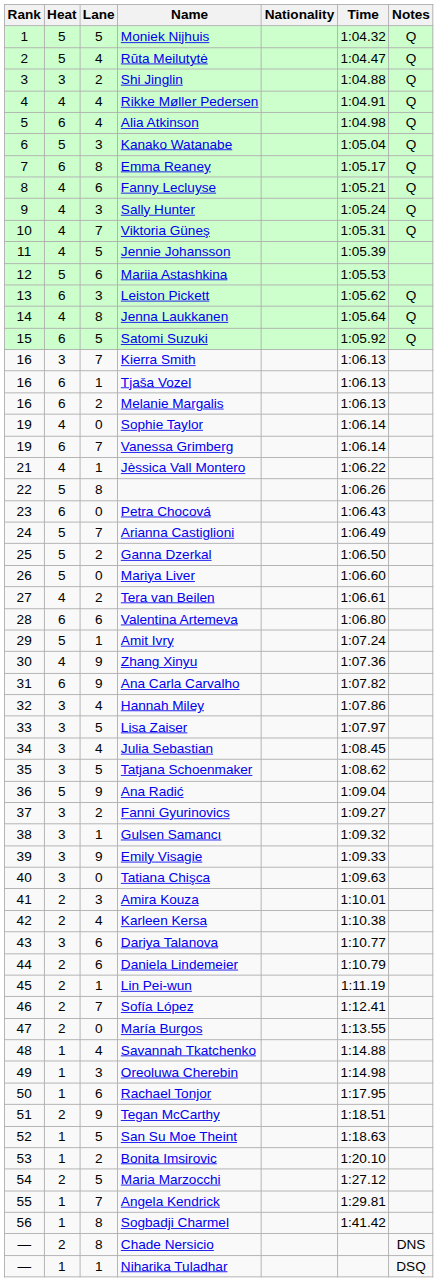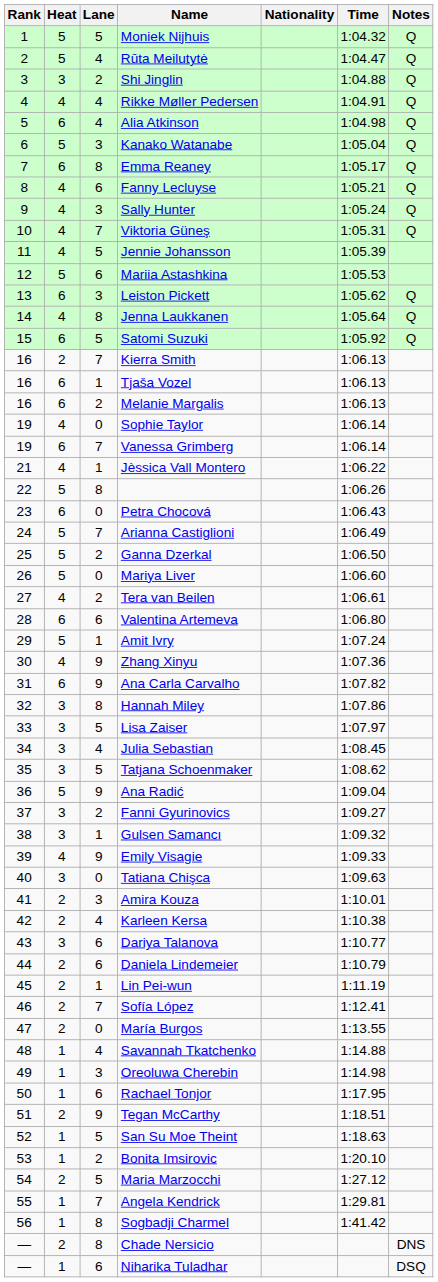(62, 360) 3 -> (62, 360) 2
(99, 705) 4 -> (99, 705) 8
(62, 856) 3 -> (62, 856) 4
(99, 1266) 1 -> (99, 1266) 6
